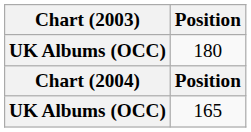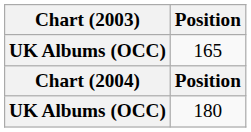rows swapped: (208, 111) <-> (208, 50)
